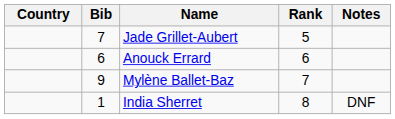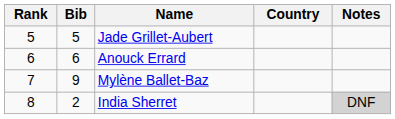columns swapped: (306, 15) <-> (43, 15)
(101, 37) 7 -> (76, 37) 5
(101, 102) 1 -> (76, 102) 2
(361, 102) no background -> (361, 102) lightgrey background
